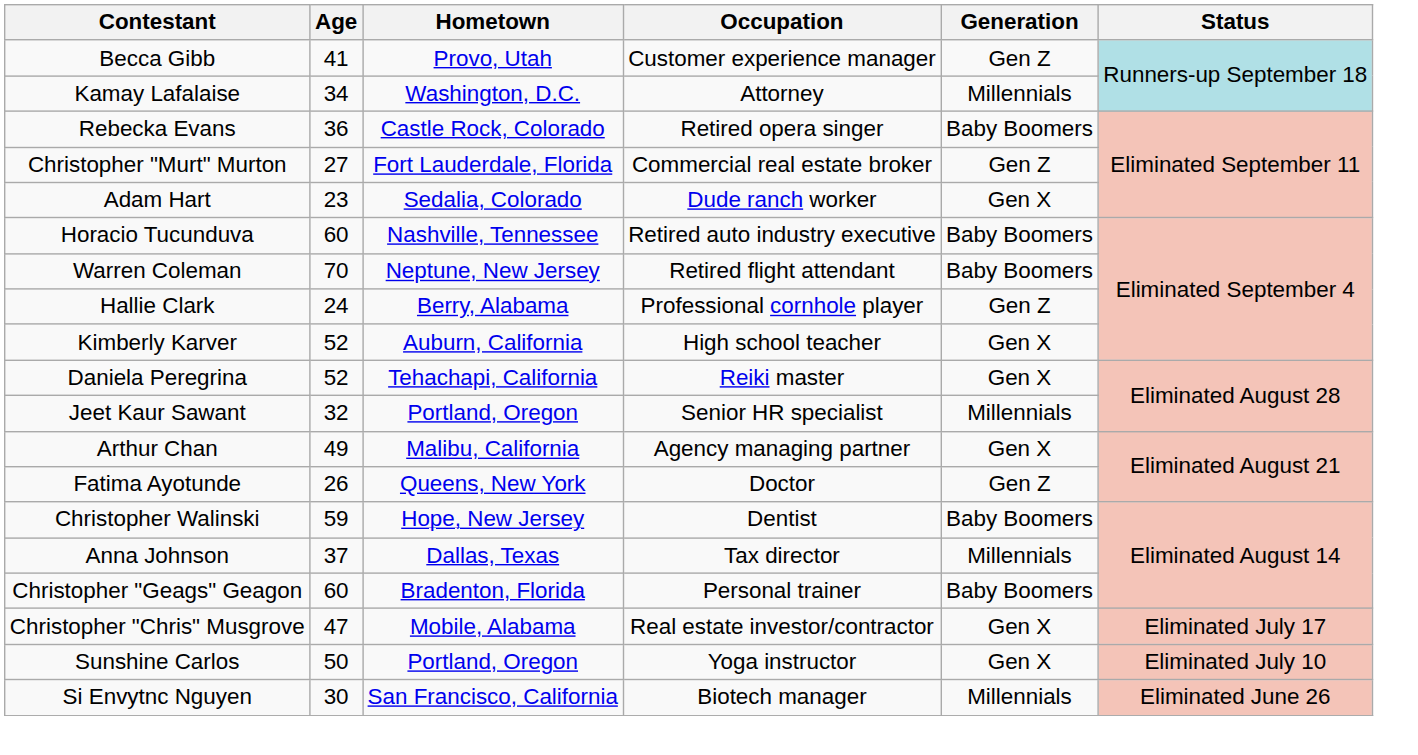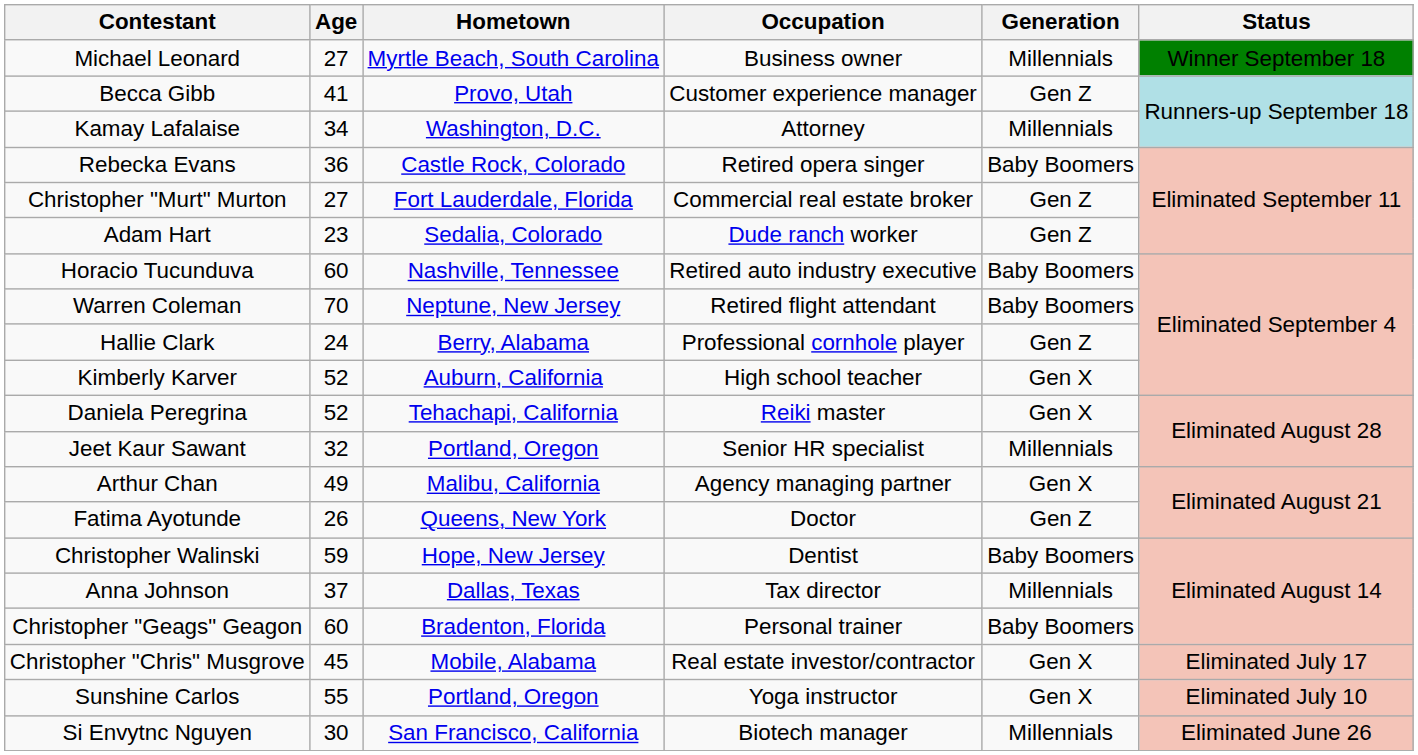+ row: (157, 57)
(1019, 199) Gen X -> (1061, 235) Gen Z
(336, 626) 47 -> (336, 661) 45
(336, 661) 50 -> (336, 697) 55
